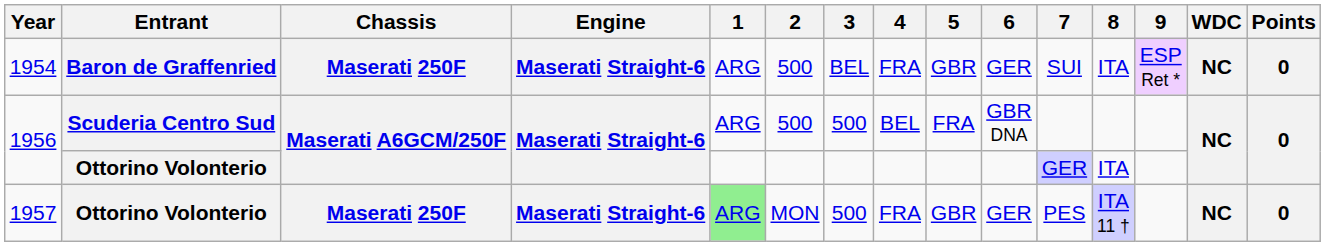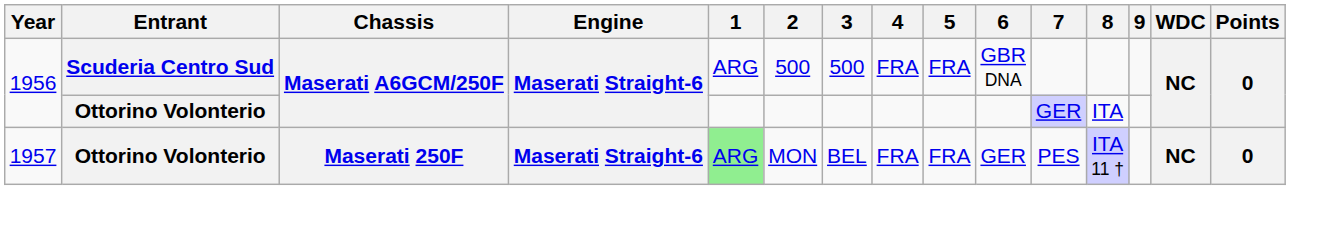- row: (33, 67)
(900, 123) BEL -> (898, 67) FRA
(849, 213) 500 -> (847, 156) BEL
(954, 213) GBR -> (950, 156) FRA
